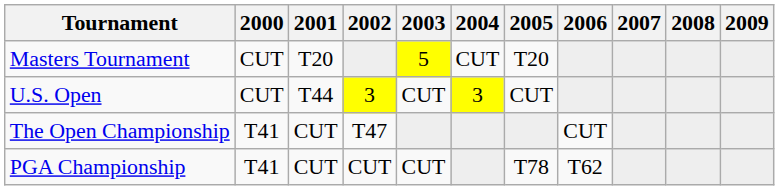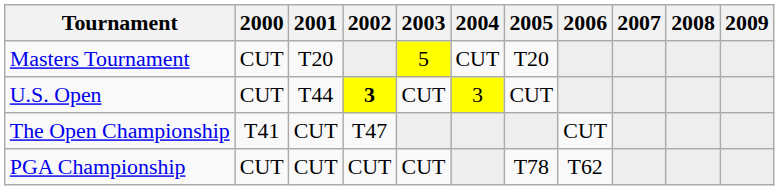(370, 94) normal -> (370, 94) bold
(262, 167) T41 -> (262, 167) CUT
